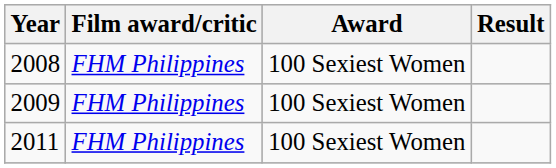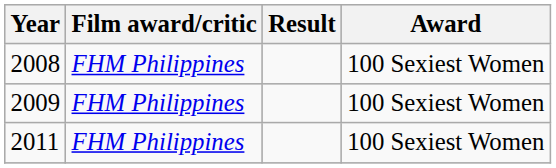columns swapped: (367, 24) <-> (511, 24)
